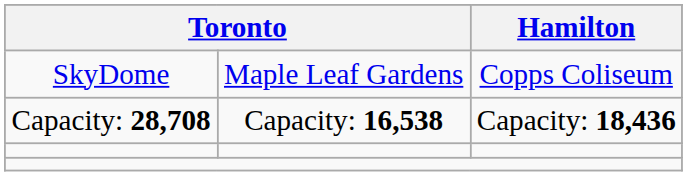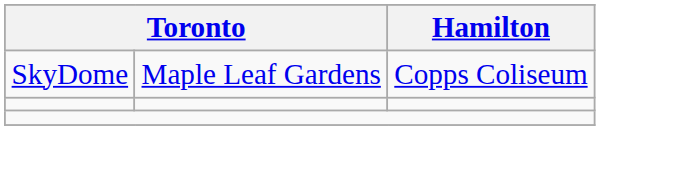- row: (111, 119)
